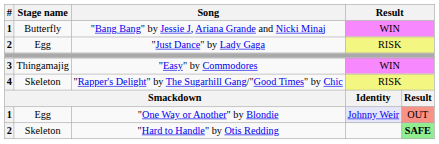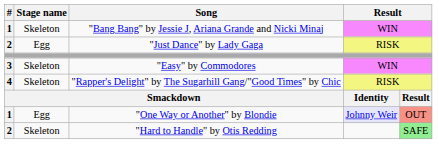(43, 28) Butterfly -> (42, 28) Skeleton
(43, 66) Thingamajig -> (42, 66) Skeleton
(418, 131) bold -> (416, 131) normal
